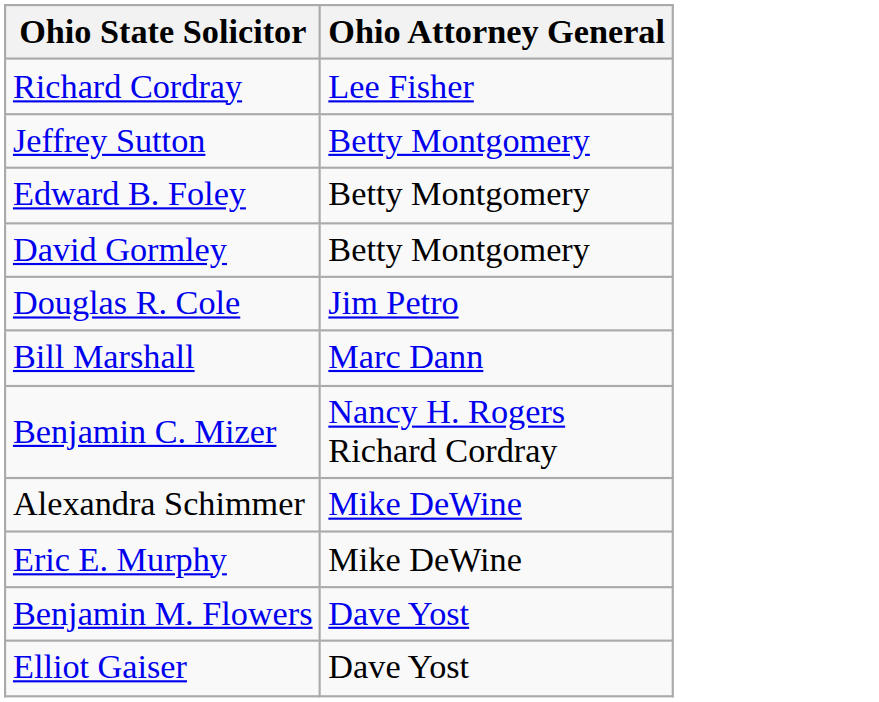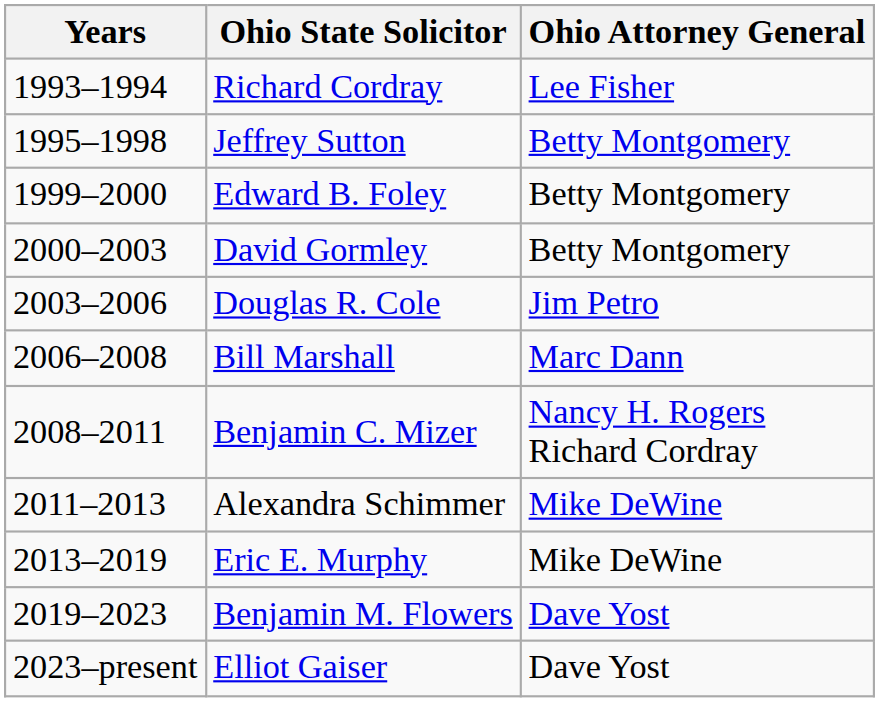+ column: (105, 31)
